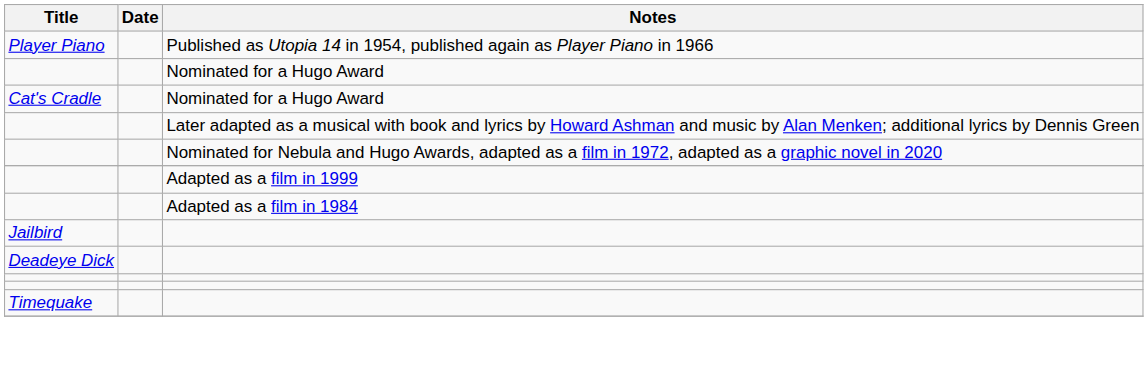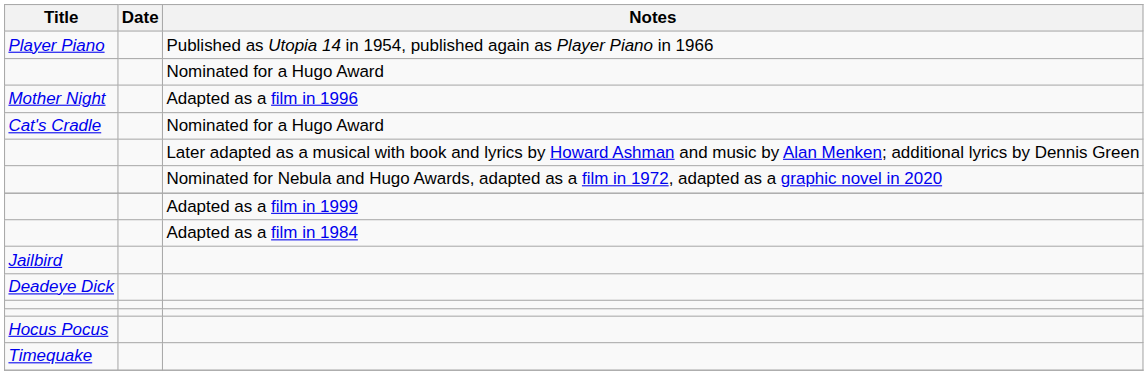+ row: (57, 98)
+ row: (58, 329)
